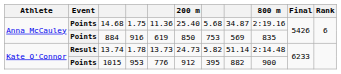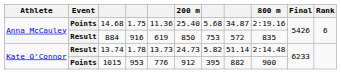(83, 36) Points -> (83, 36) Result
(238, 36) 569 -> (238, 36) 572
